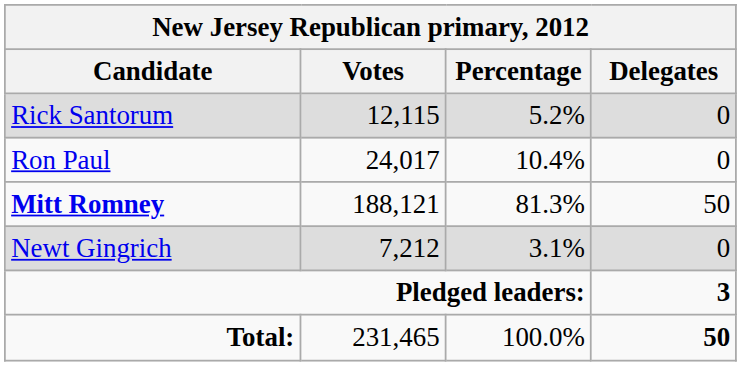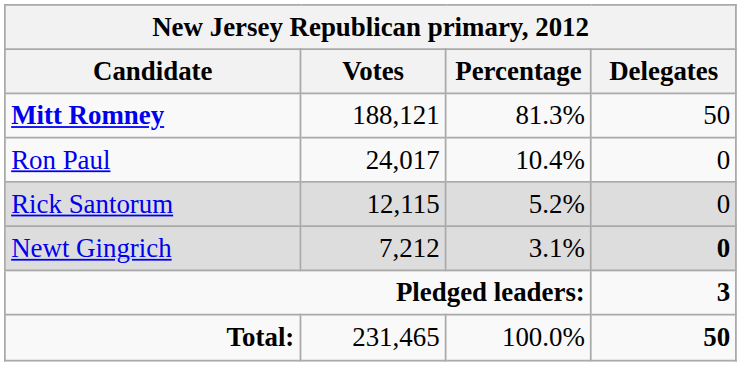rows swapped: (88, 204) <-> (92, 115)
(723, 248) normal -> (723, 248) bold
